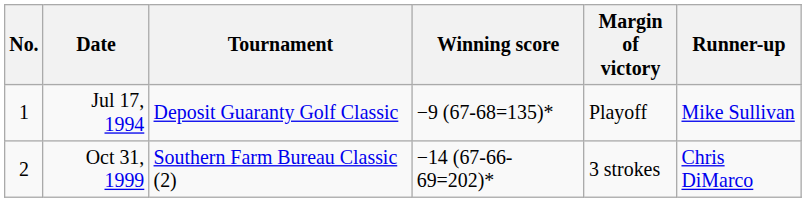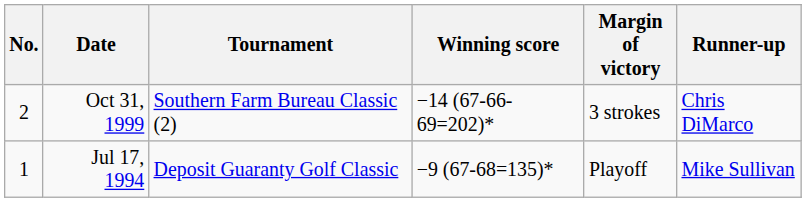rows swapped: (118, 112) <-> (115, 169)
